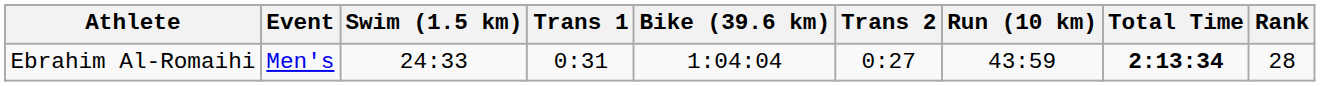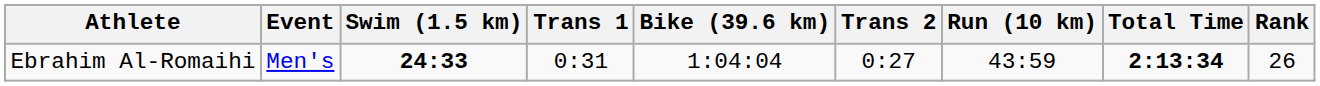(434, 62) normal -> (434, 62) bold
(1282, 62) 28 -> (1282, 62) 26
